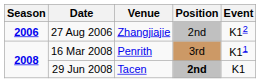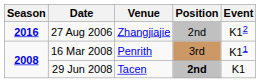(26, 32) 2006 -> (26, 32) 2016
